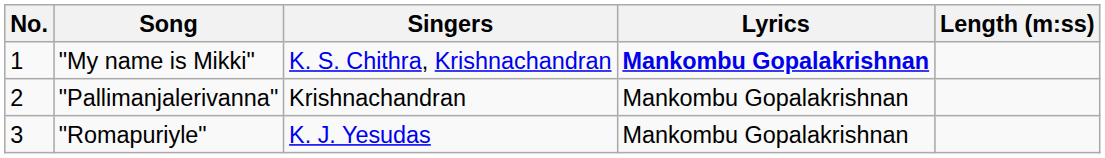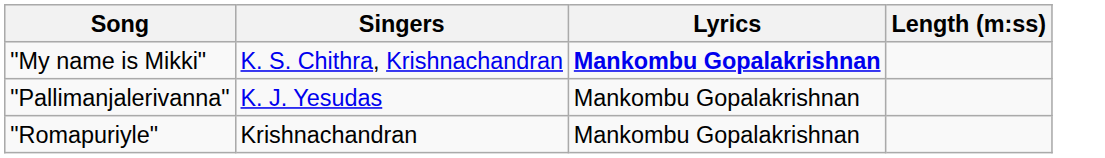- column: (29, 23)
(377, 98) Krishnachandran -> (311, 98) K. J. Yesudas
(360, 135) K. J. Yesudas -> (329, 135) Krishnachandran
